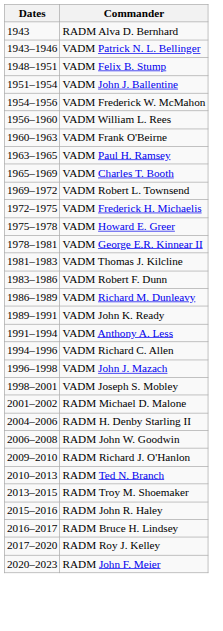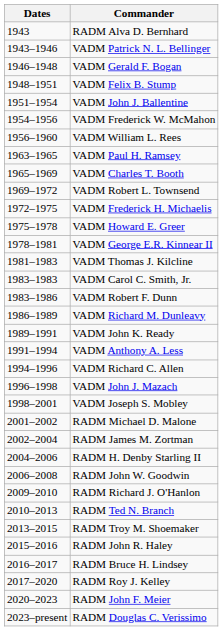+ row: (127, 66)
- row: (115, 137)
+ row: (132, 279)
+ row: (133, 439)
+ row: (140, 617)
